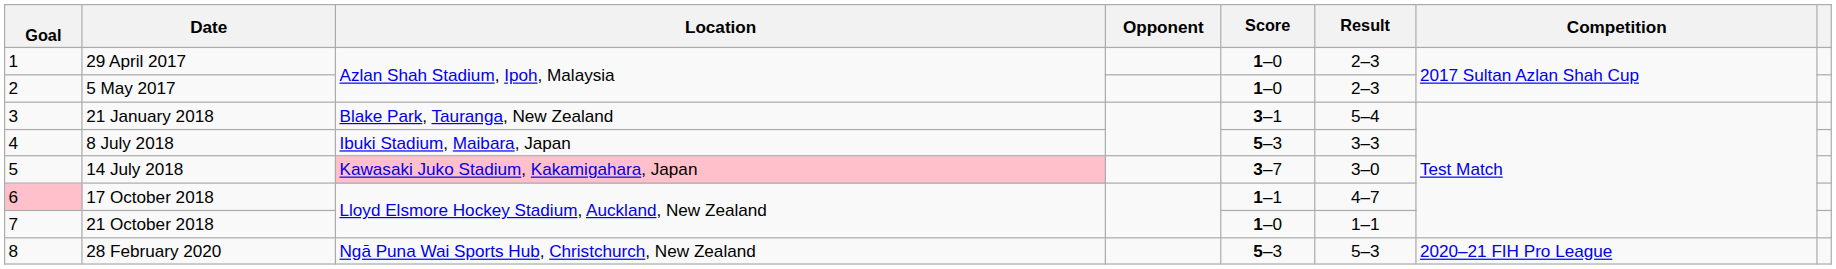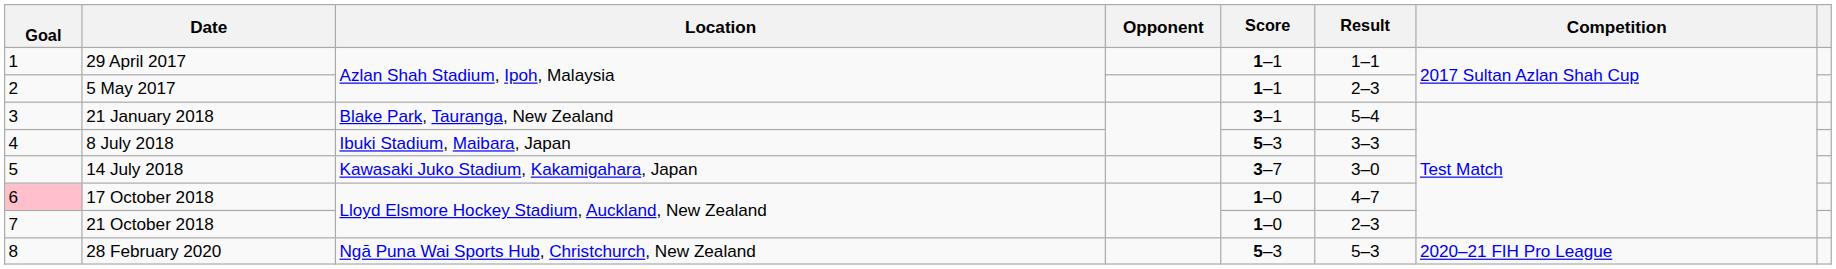(1268, 62) 1–0 -> (1268, 62) 1–1
(1365, 62) 2–3 -> (1365, 62) 1–1
(1268, 89) 1–0 -> (1268, 89) 1–1
(518, 170) pink background -> (518, 170) no background
(1268, 197) 1–1 -> (1268, 197) 1–0
(1365, 224) 1–1 -> (1365, 224) 2–3
